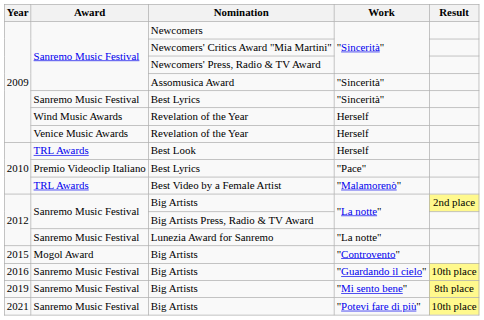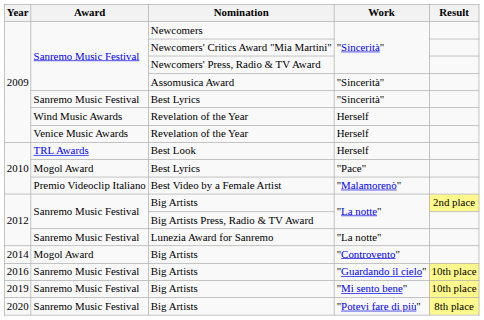(90, 168) Premio Videoclip Italiano -> (63, 168) Mogol Award
(61, 185) TRL Awards -> (90, 185) Premio Videoclip Italiano
(18, 254) 2015 -> (18, 254) 2014
(454, 289) 8th place -> (454, 289) 10th place
(18, 306) 2021 -> (18, 306) 2020
(454, 306) 10th place -> (454, 306) 8th place
